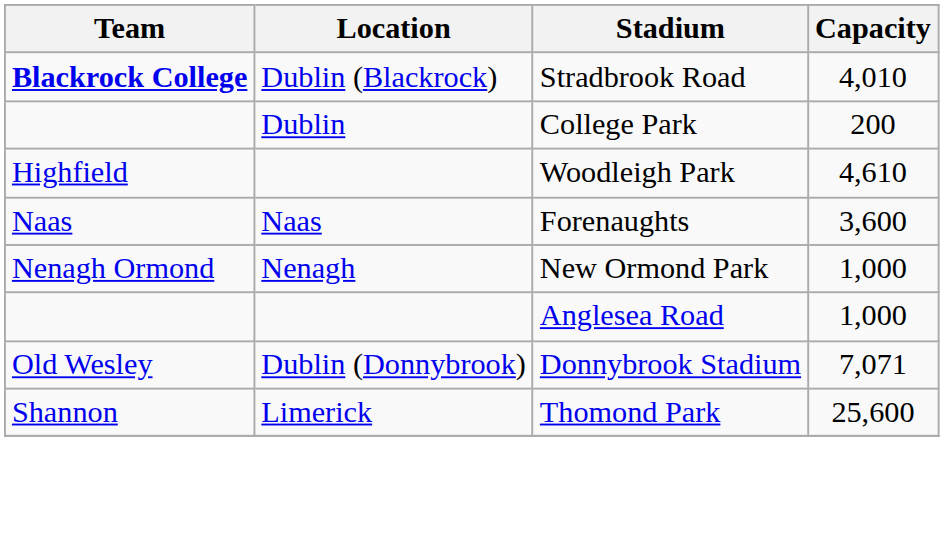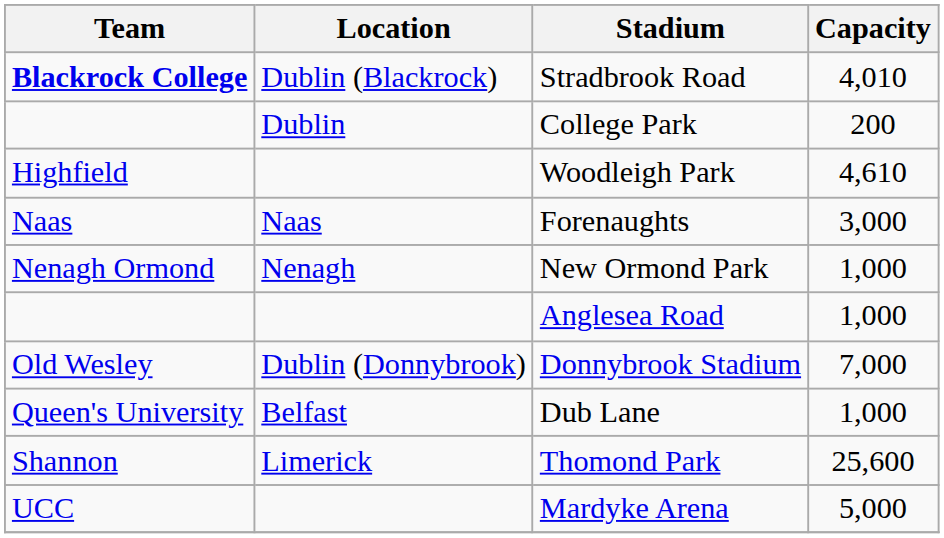(873, 220) 3,600 -> (873, 220) 3,000
(873, 364) 7,071 -> (873, 364) 7,000
+ row: (600, 412)
+ row: (634, 508)
